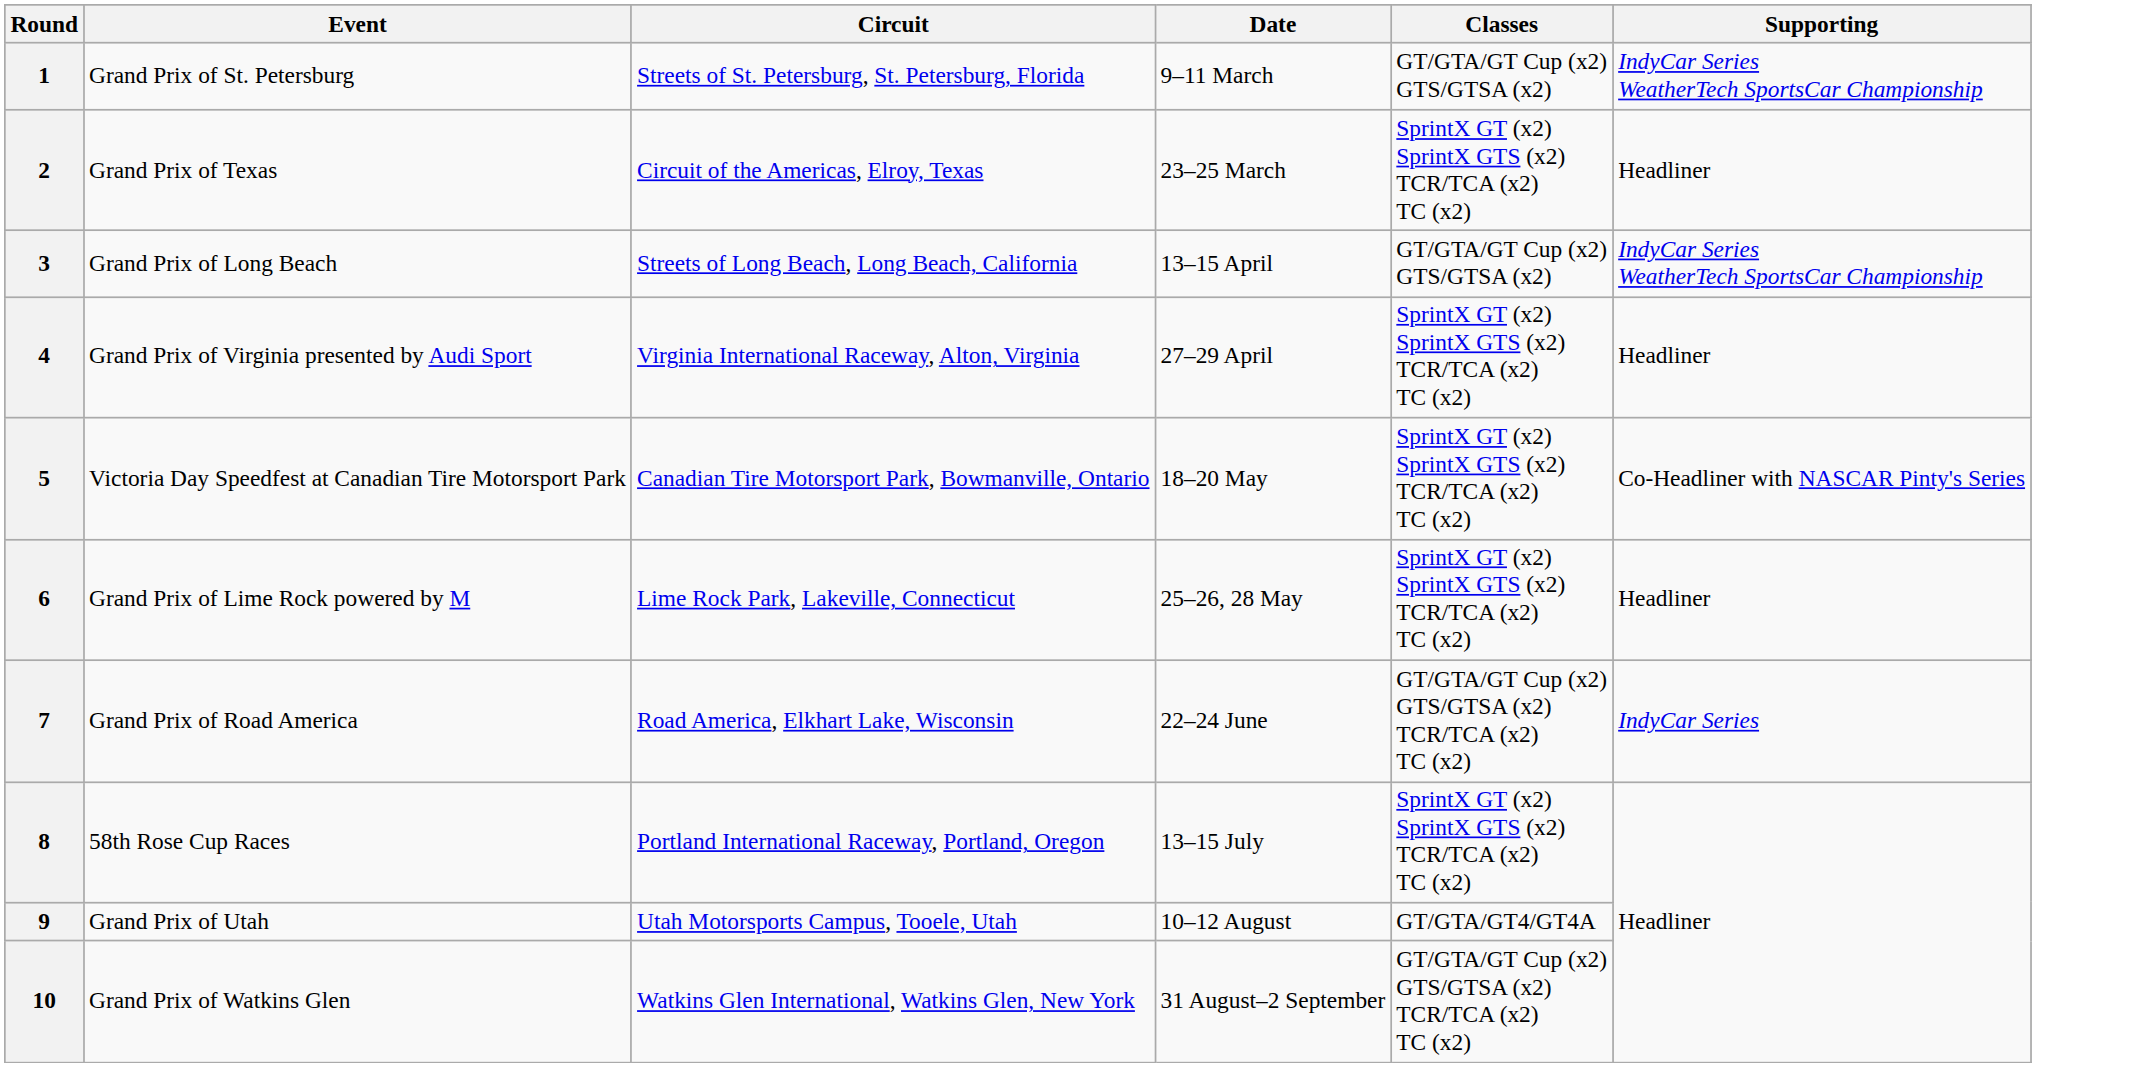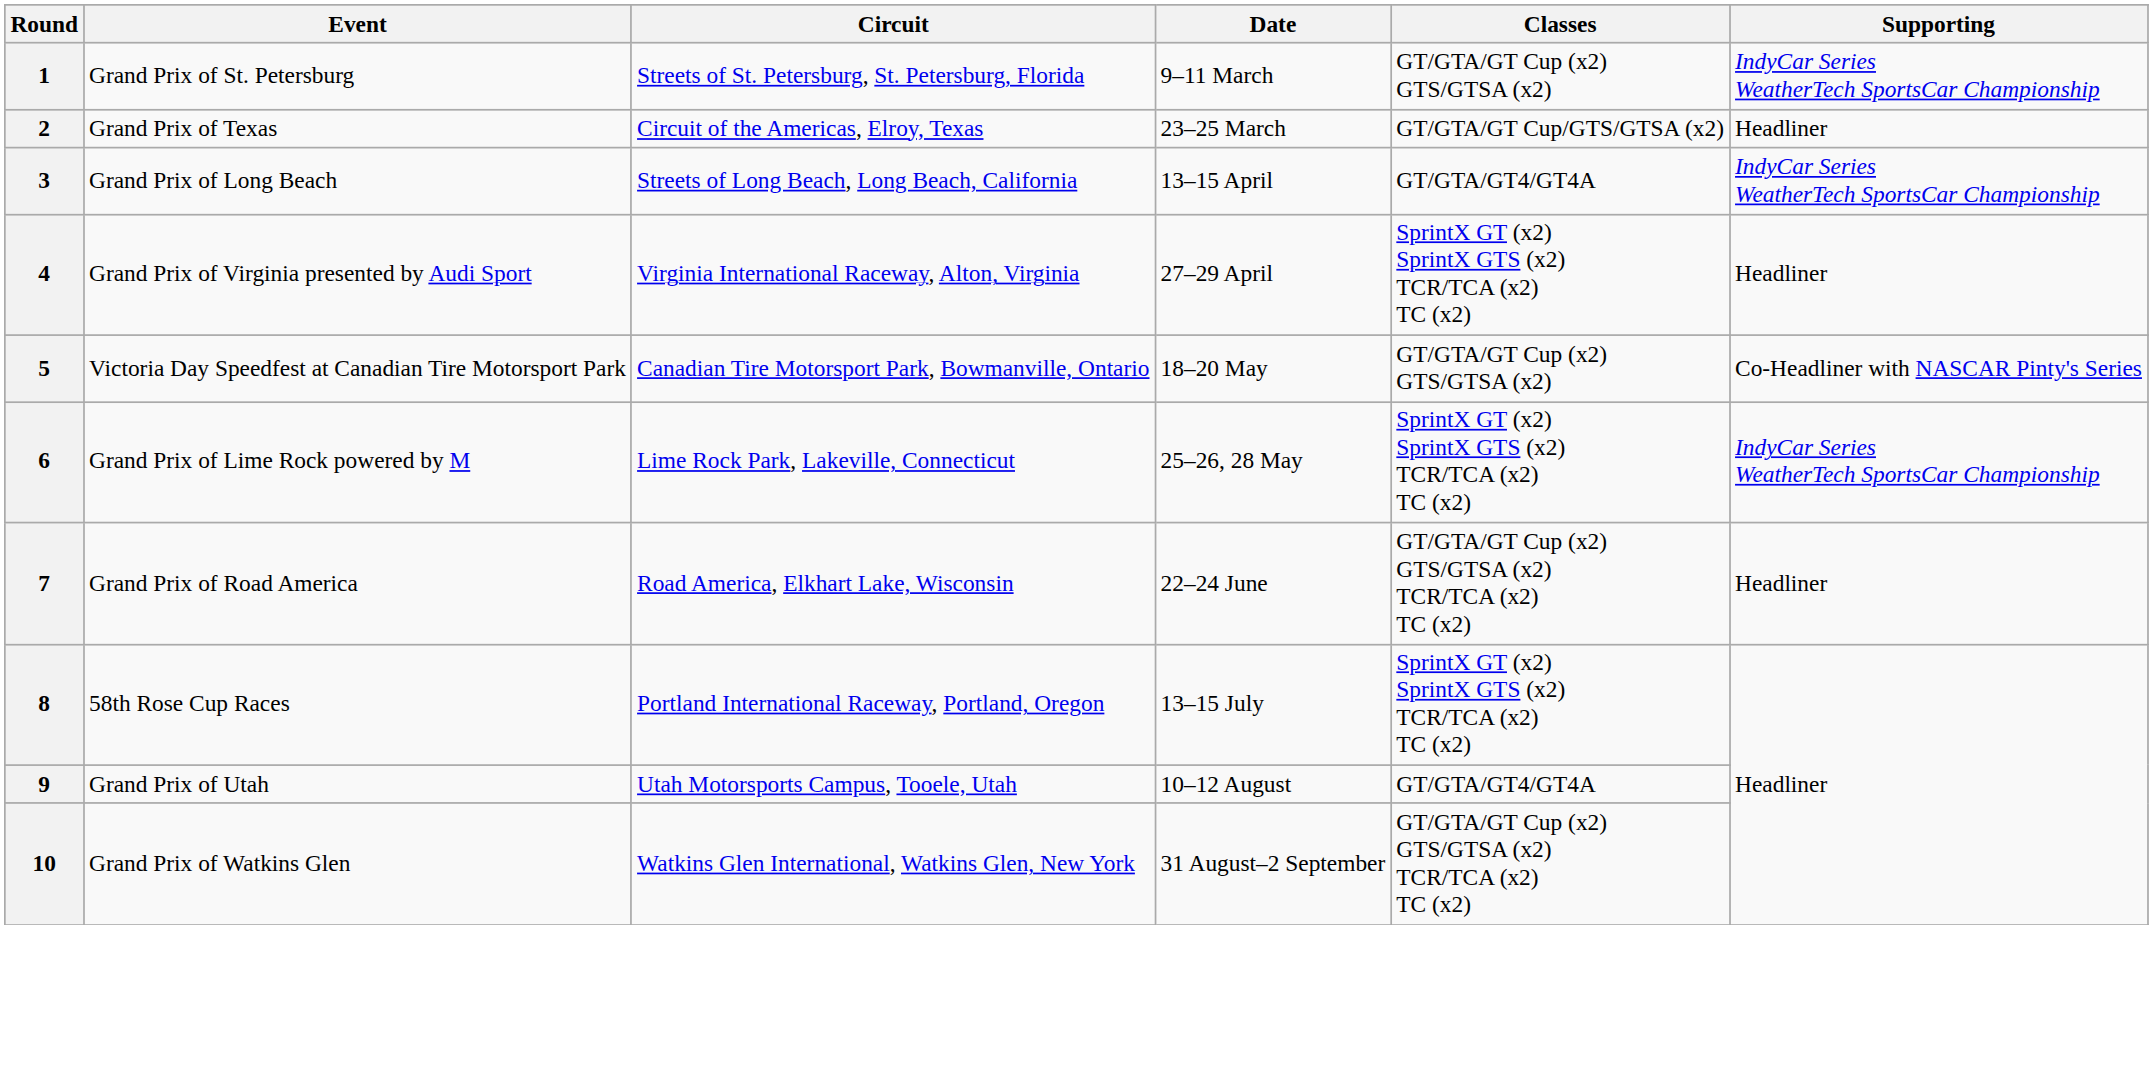(1481, 169) SprintX GT (x2) SprintX GTS (x2) TCR/TCA (x2) TC (x2) -> (1560, 128) GT/GTA/GT Cup/GTS/GTSA (x2)
(1502, 263) GT/GTA/GT Cup (x2) GTS/GTSA (x2) -> (1496, 180) GT/GTA/GT4/GT4A
(1481, 477) SprintX GT (x2) SprintX GTS (x2) TCR/TCA (x2) TC (x2) -> (1502, 367) GT/GTA/GT Cup (x2) GTS/GTSA (x2)
(1664, 598) Headliner -> (1917, 461) IndyCar Series WeatherTech SportsCar Championship
(1689, 720) IndyCar Series -> (1781, 582) Headliner
